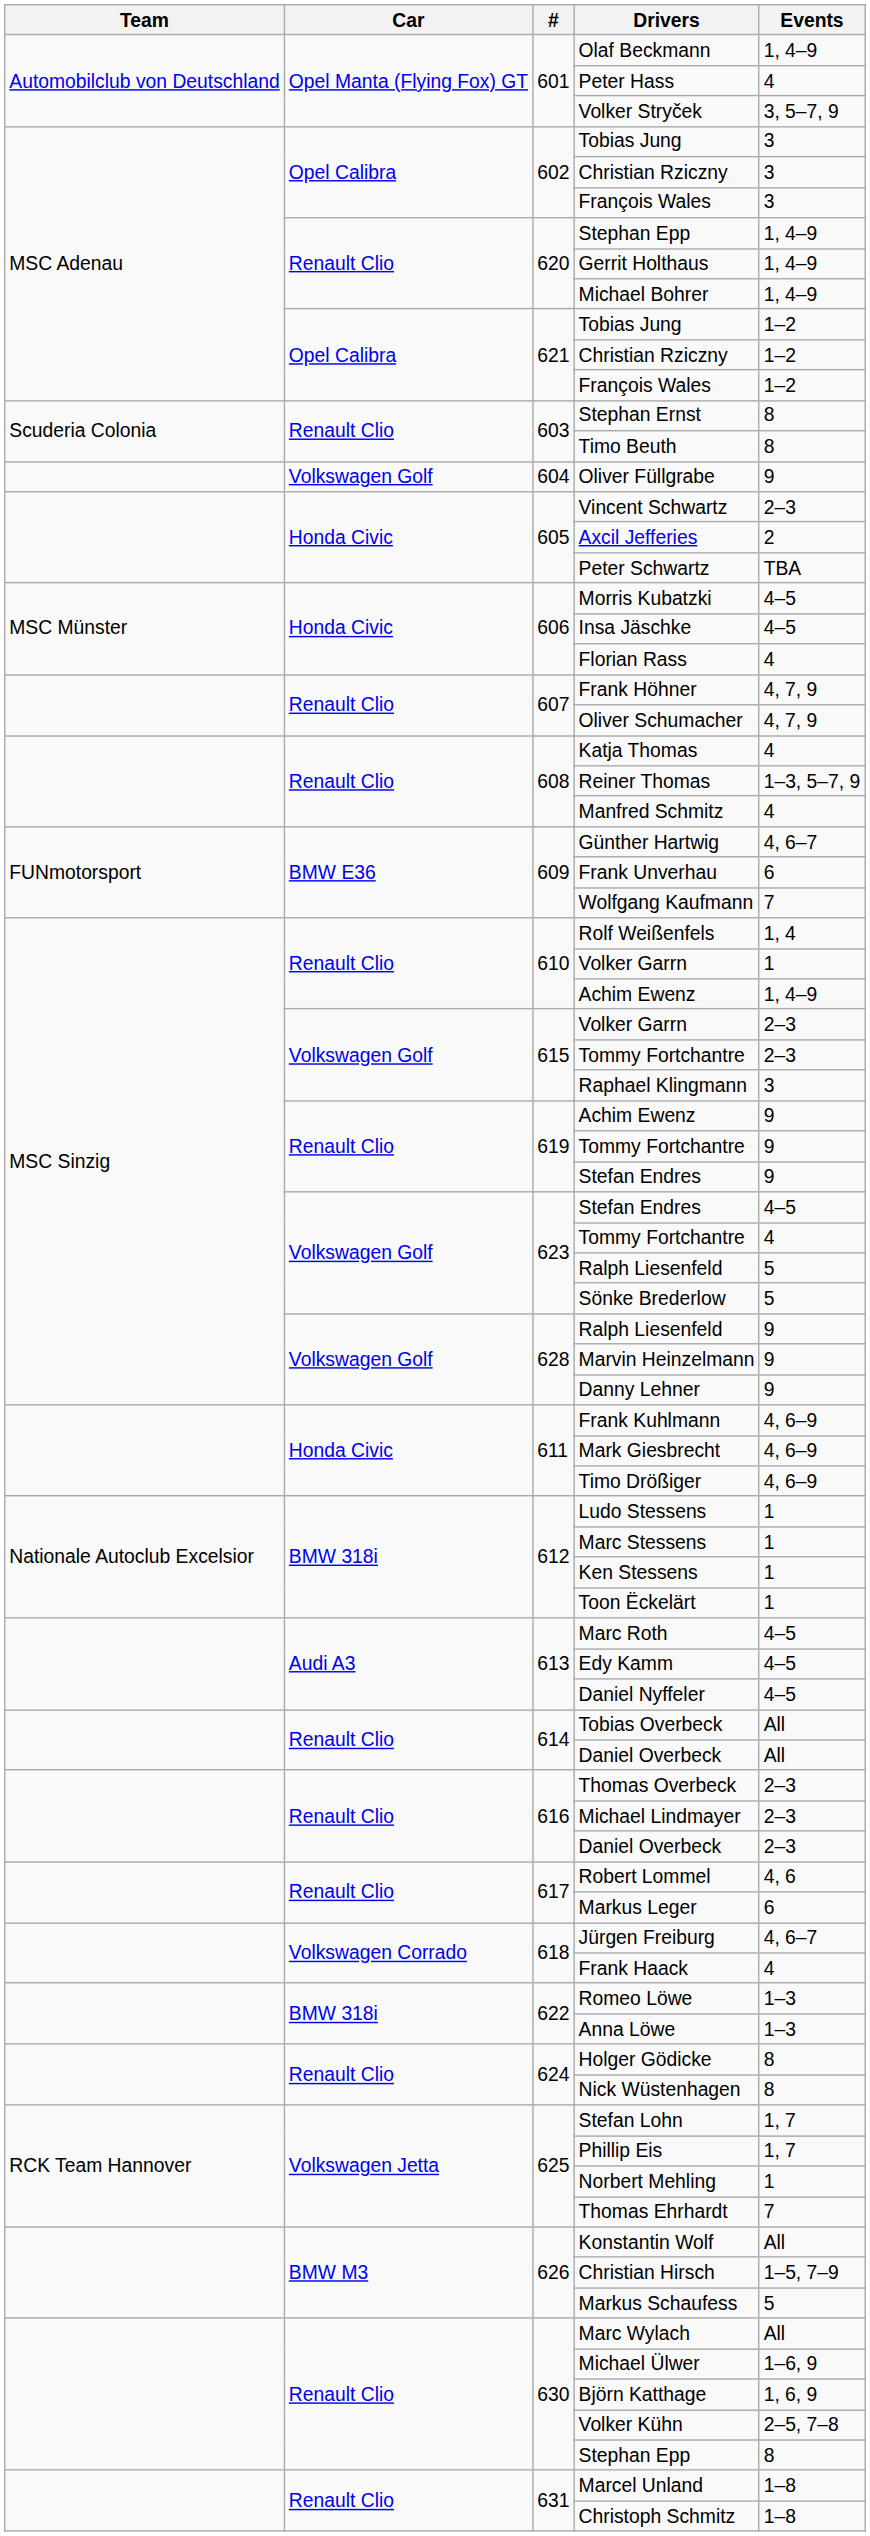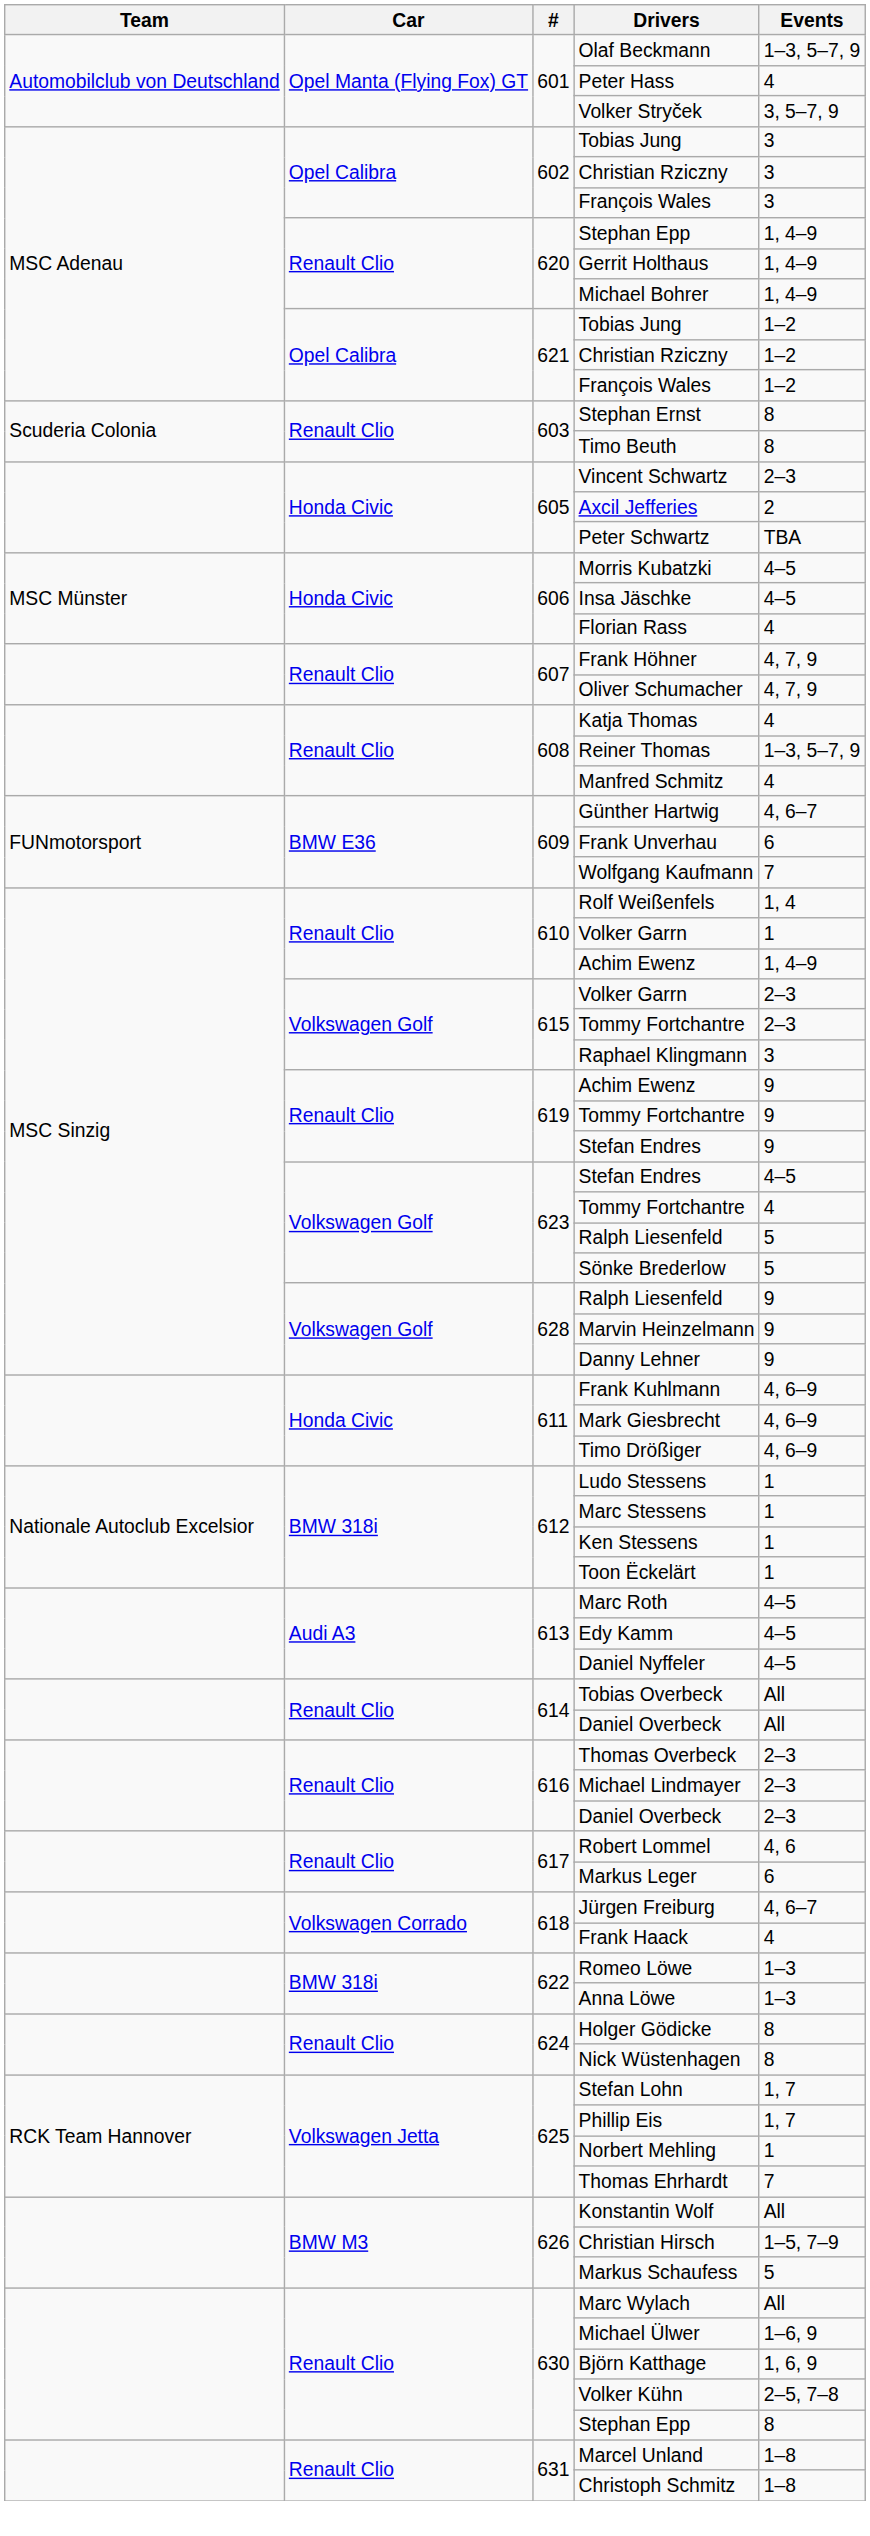(790, 50) 1, 4–9 -> (812, 50) 1–3, 5–7, 9
- row: (553, 476)
